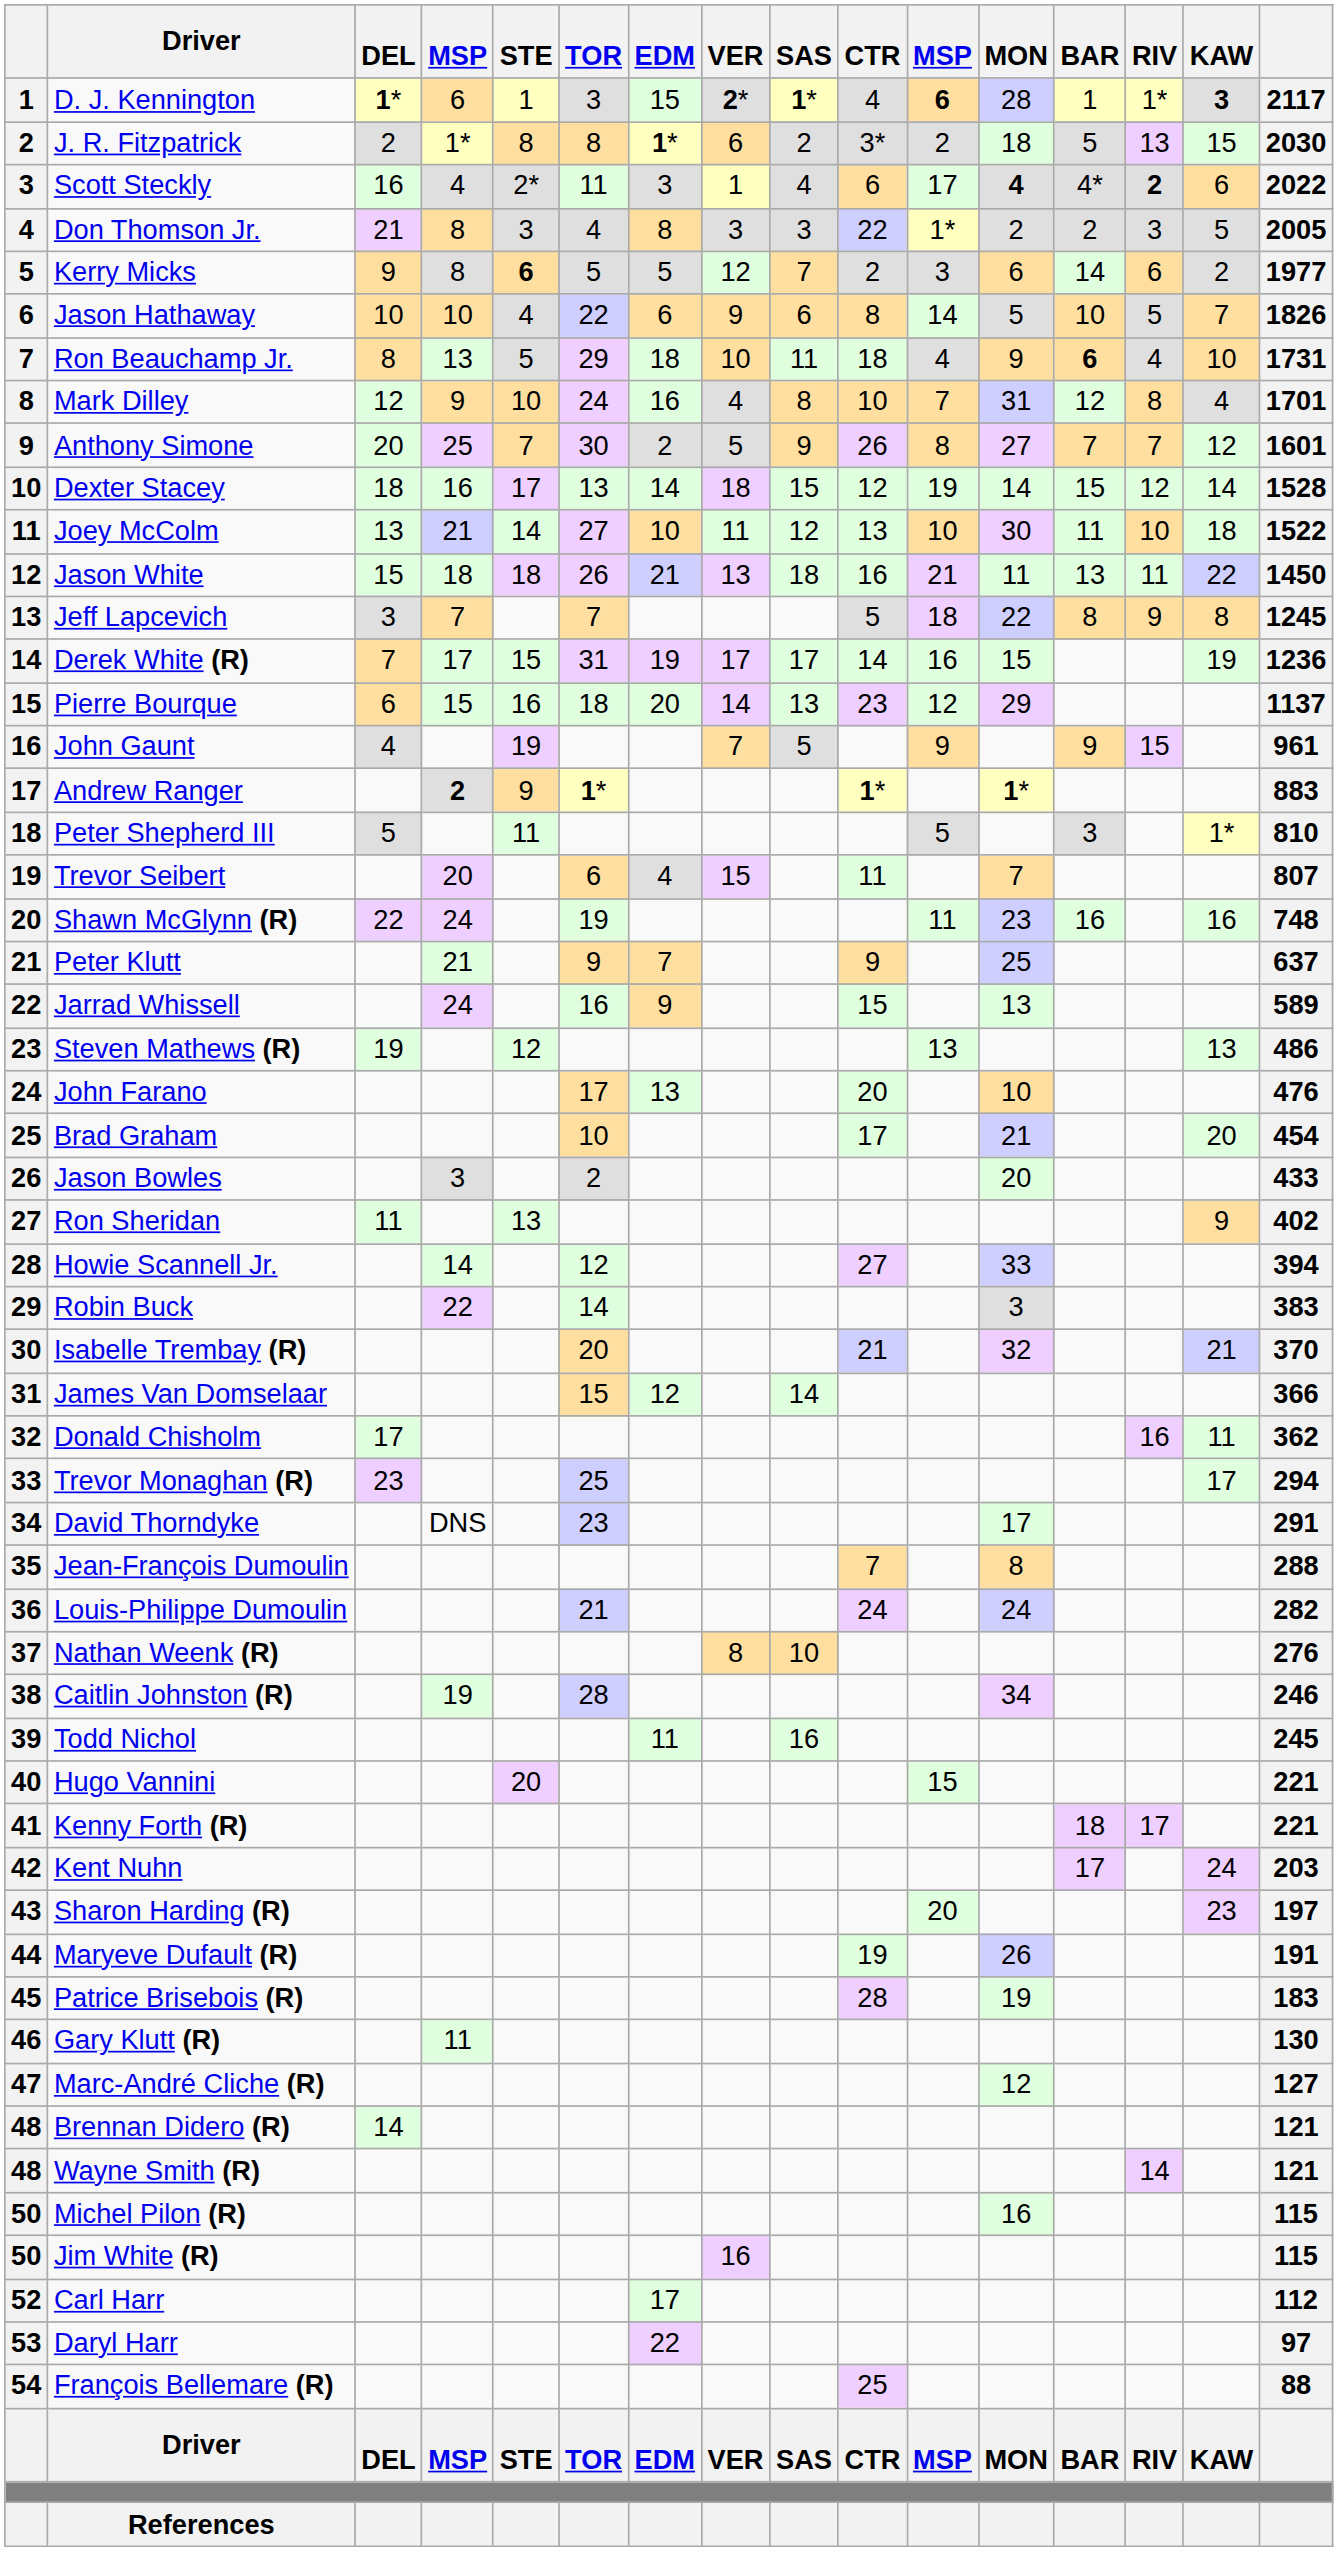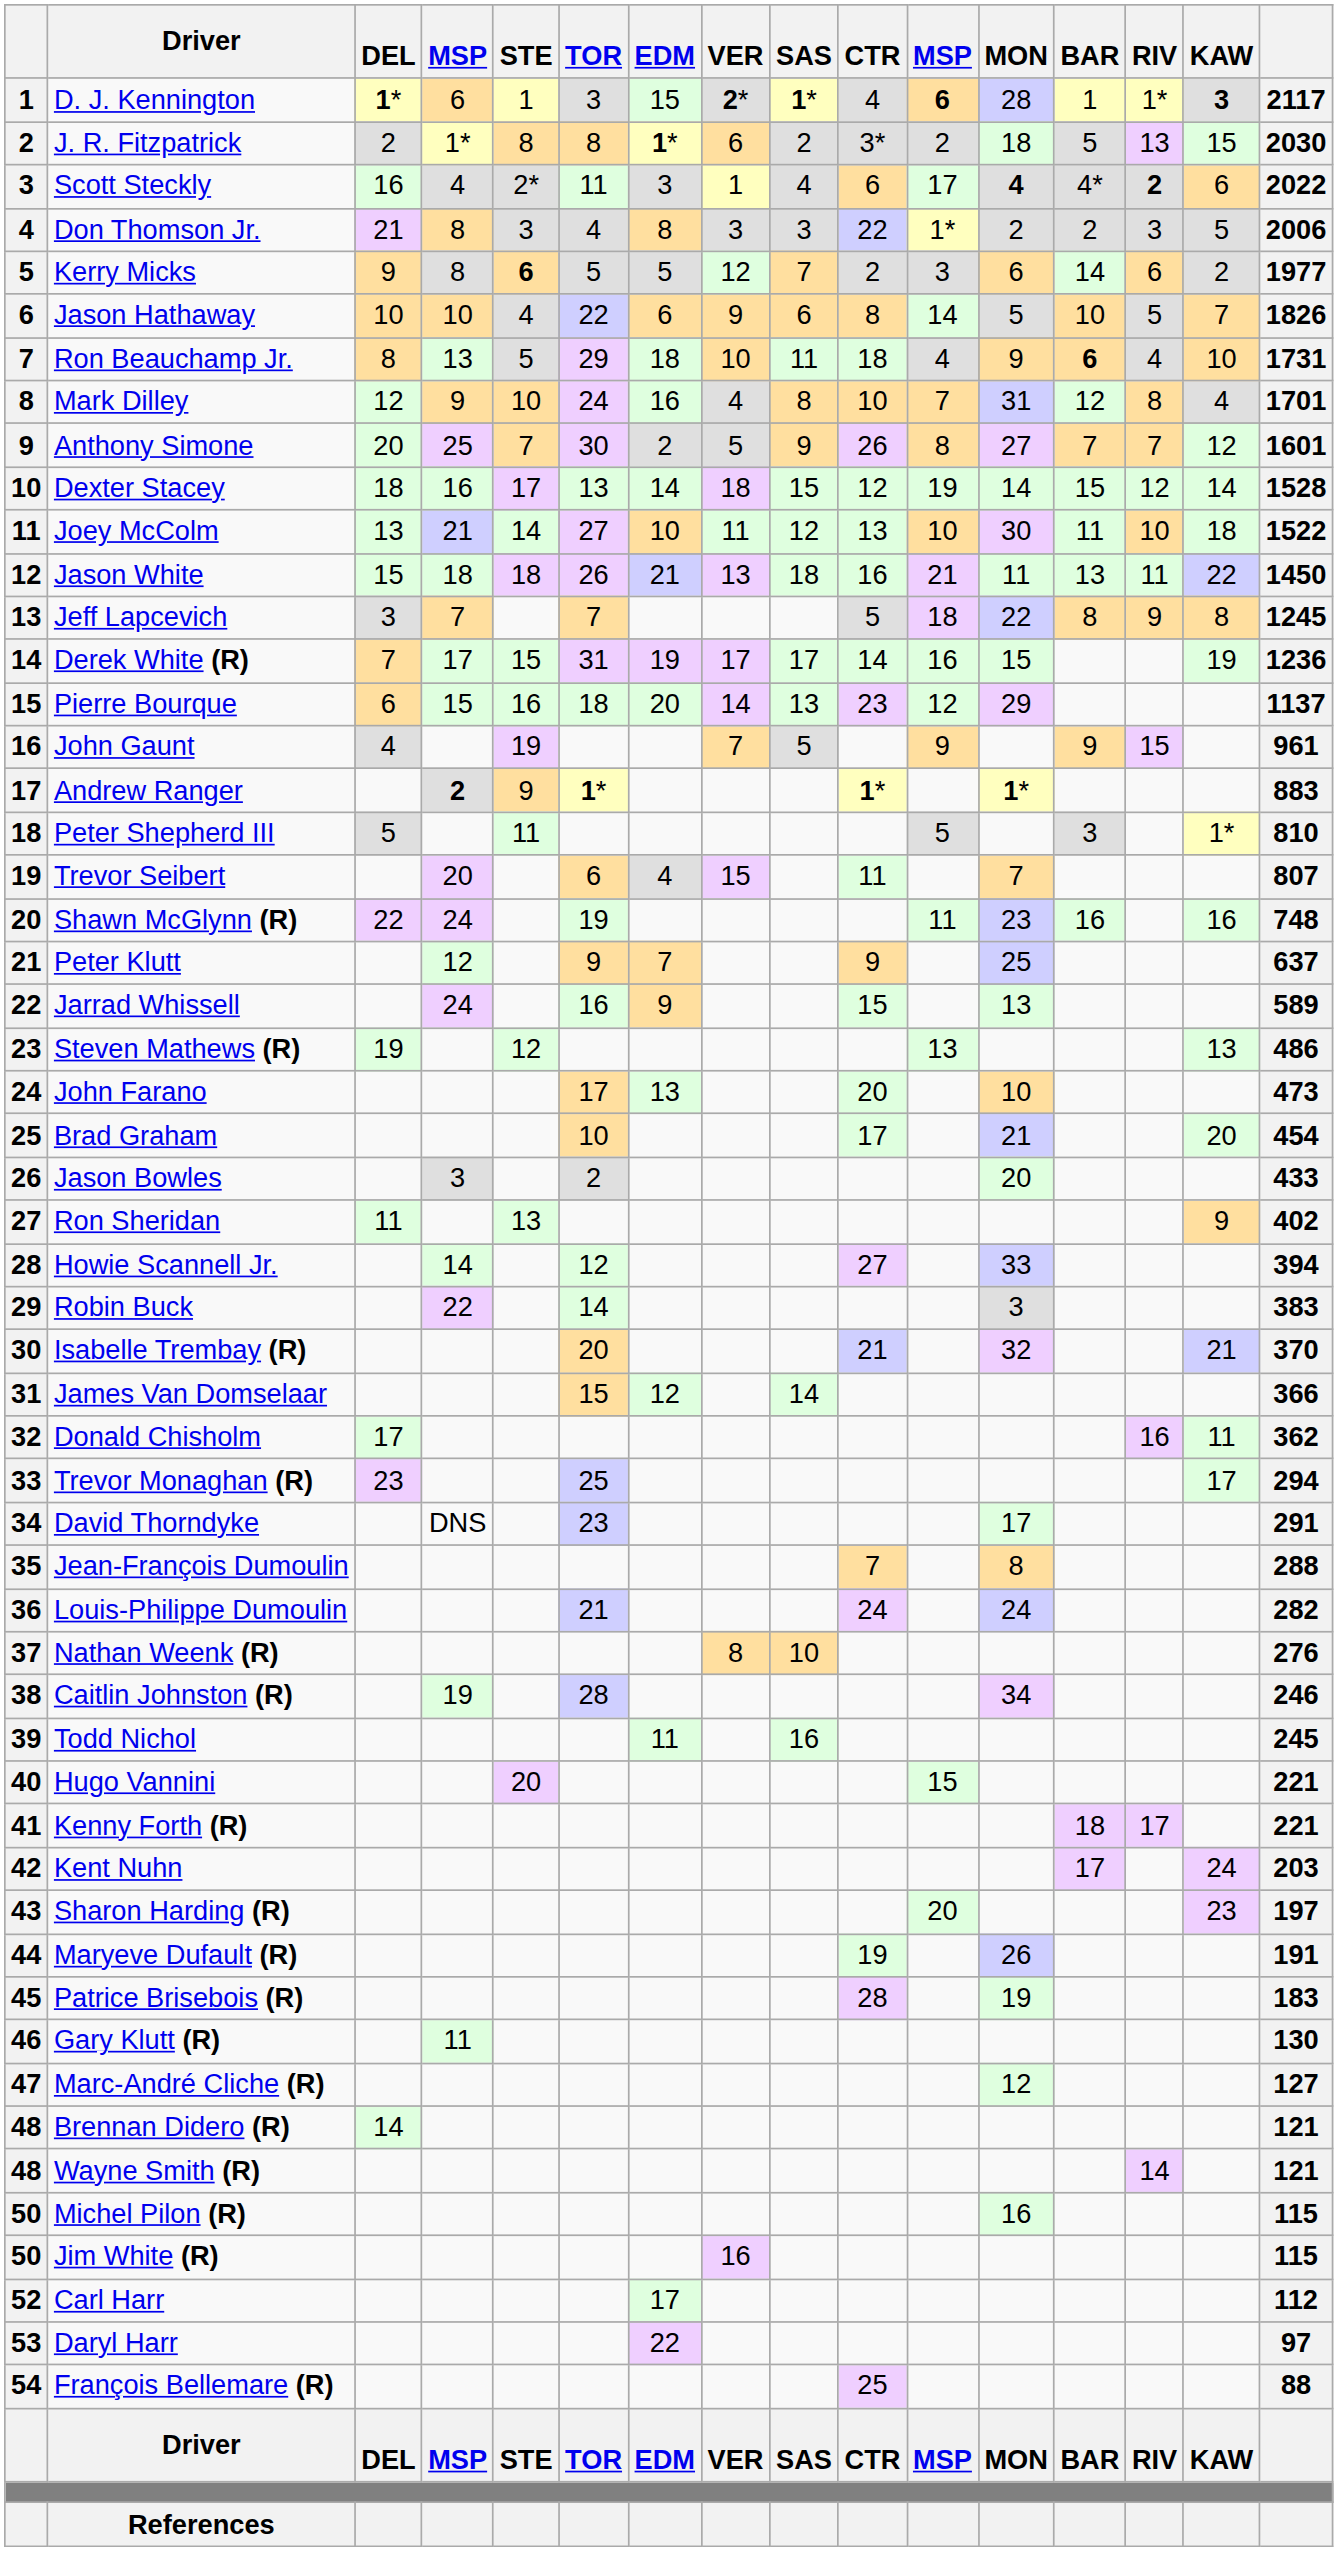(1296, 229) 2005 -> (1296, 229) 2006
(458, 962) 21 -> (458, 962) 12
(1296, 1091) 476 -> (1296, 1091) 473
